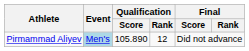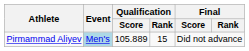(131, 40) 105.890 -> (131, 40) 105.889
(162, 40) 12 -> (162, 40) 15
